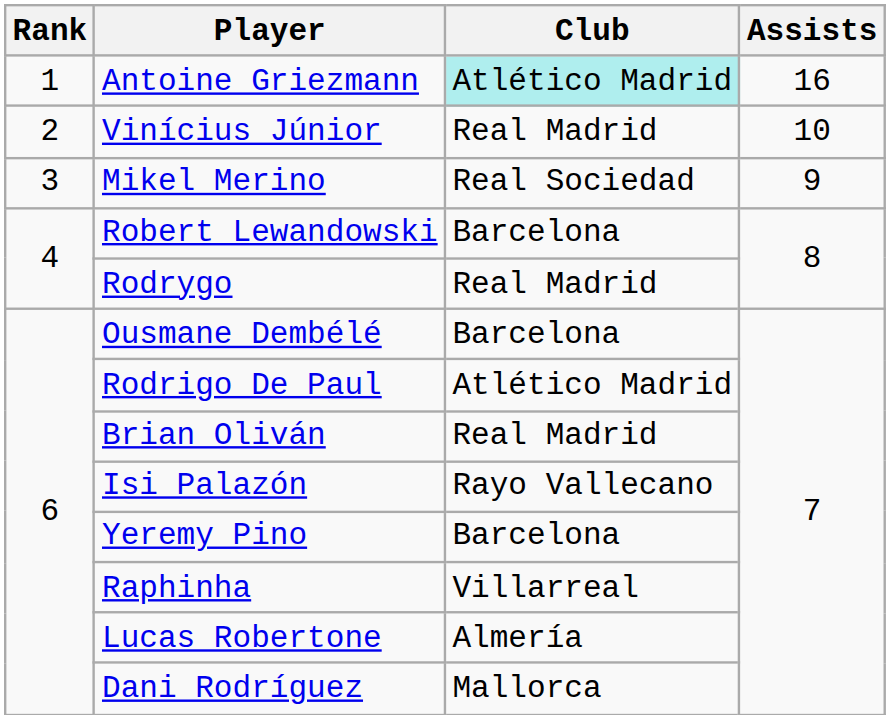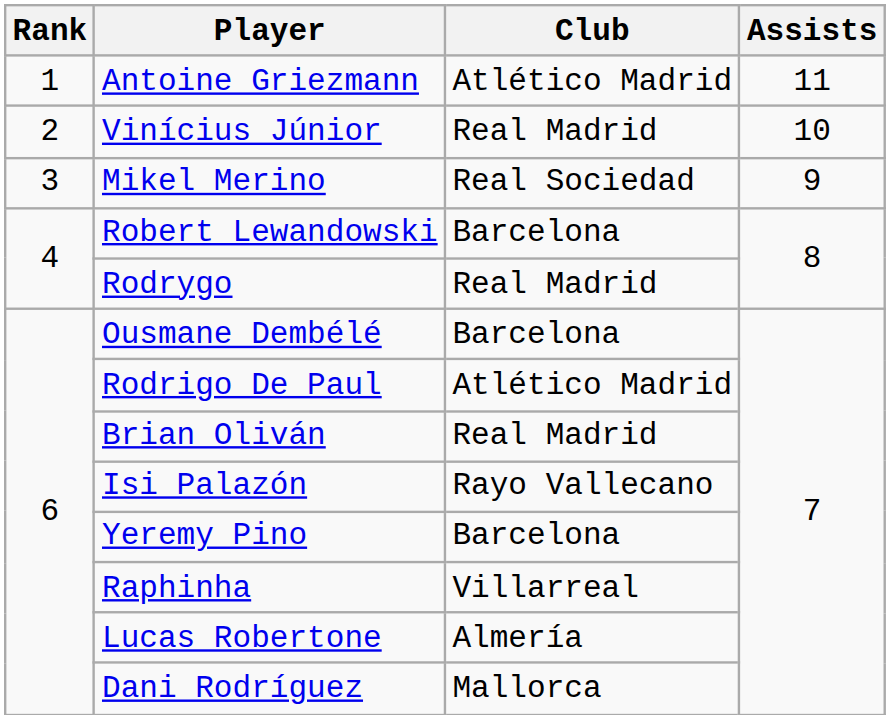(592, 81) paleturquoise background -> (592, 81) no background
(812, 81) 16 -> (812, 81) 11
